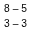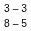rows swapped: (15, 23) <-> (15, 9)
